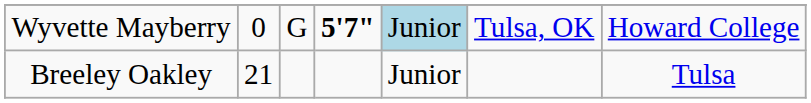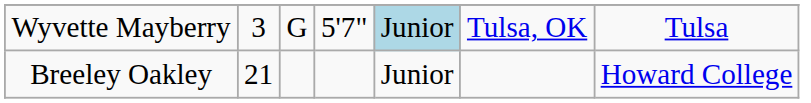(259, 27) 0 -> (259, 27) 3
(348, 27) bold -> (344, 27) normal
(704, 27) Howard College -> (696, 27) Tulsa
(704, 73) Tulsa -> (697, 73) Howard College
